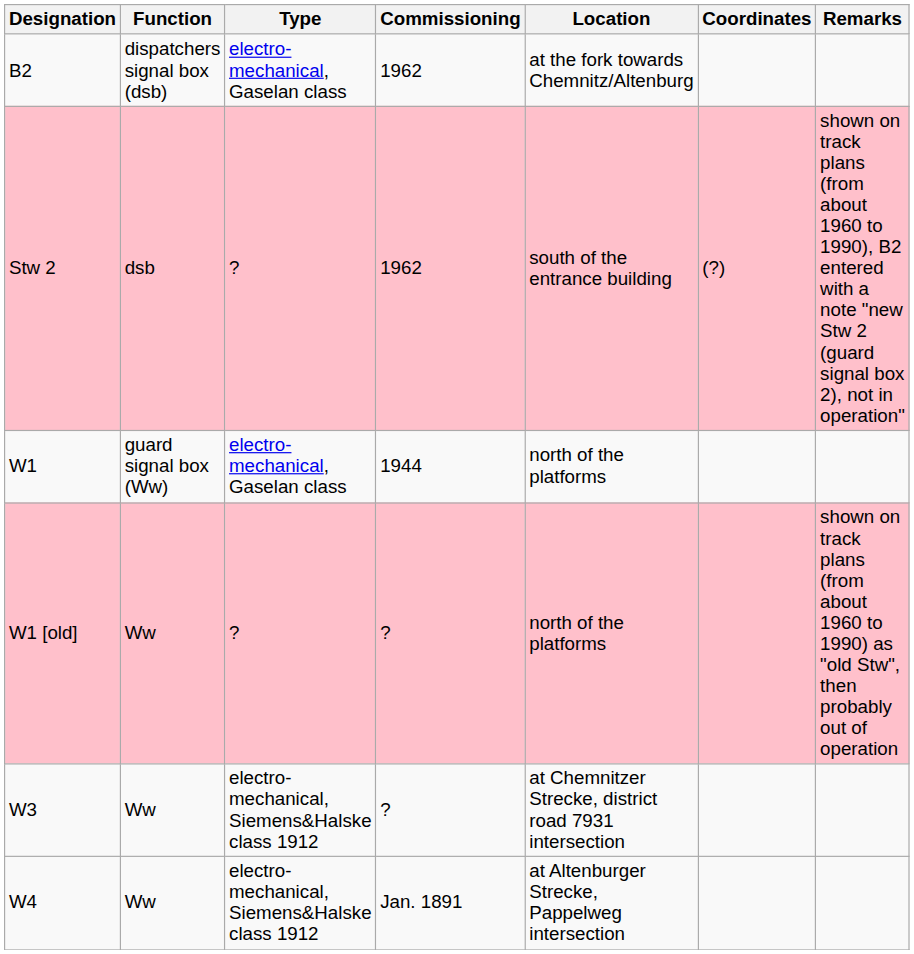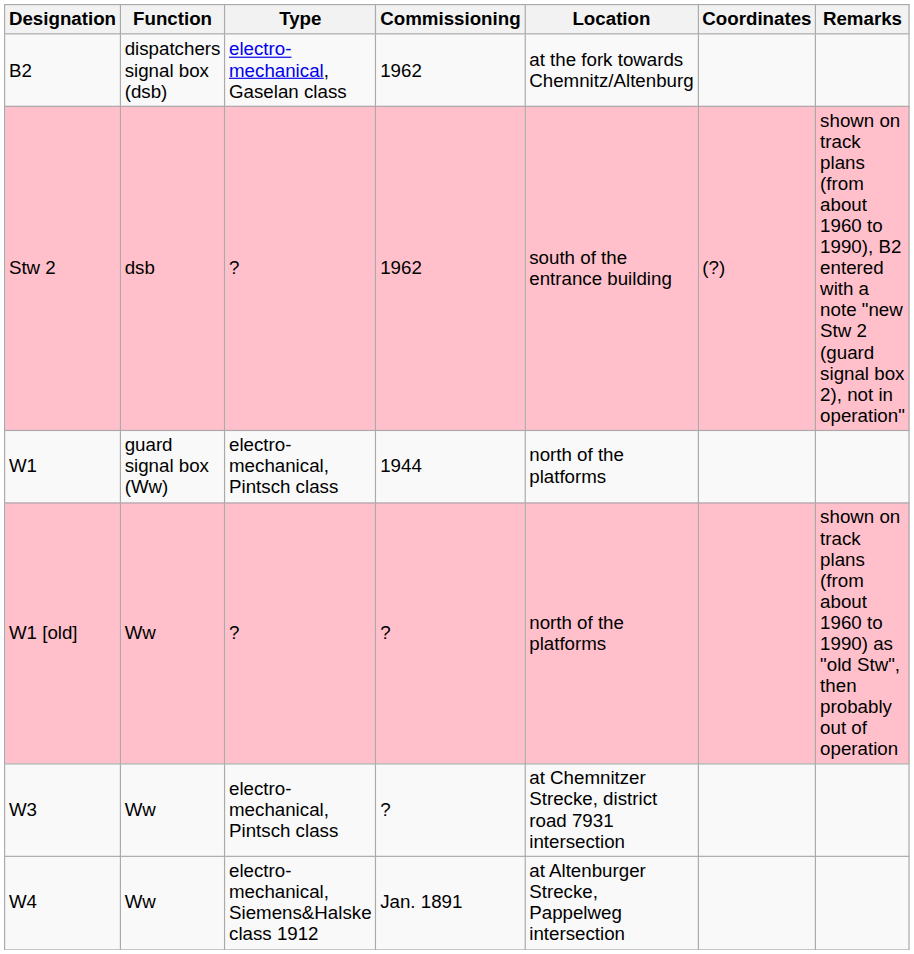(288, 466) electro-mechanical, Gaselan class -> (284, 466) electro-mechanical, Pintsch class
(300, 810) electro-mechanical, Siemens&Halske class 1912 -> (284, 810) electro-mechanical, Pintsch class
